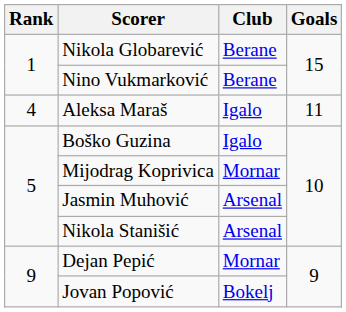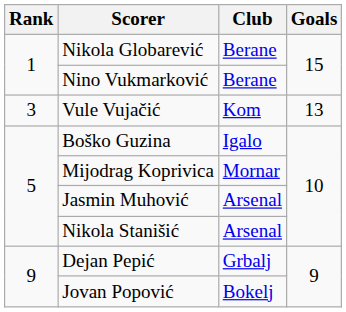+ row: (111, 110)
- row: (115, 110)
(251, 261) Mornar -> (247, 261) Grbalj
